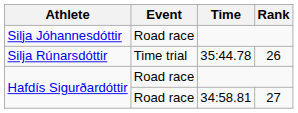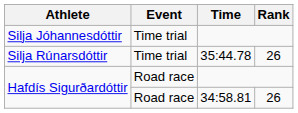(164, 36) Road race -> (160, 36) Time trial
(273, 98) 27 -> (273, 98) 26
